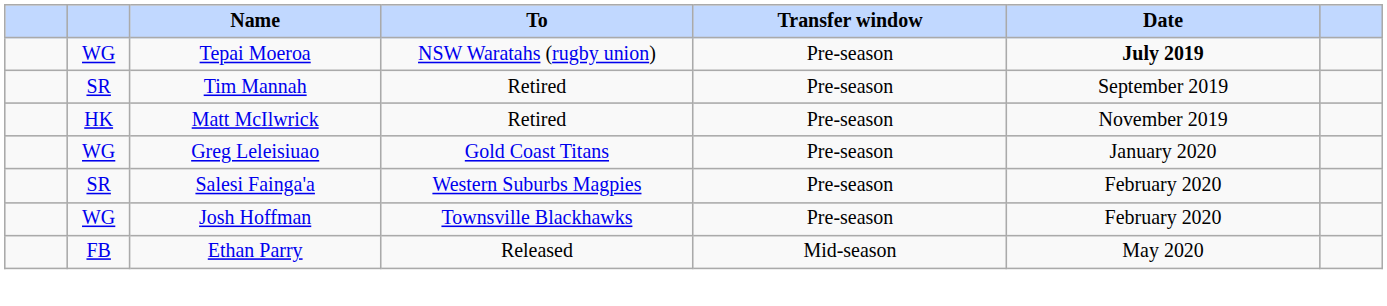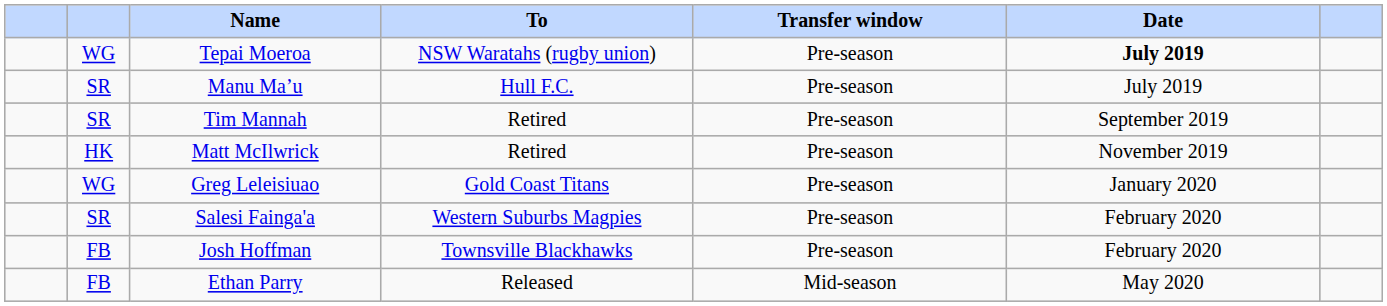+ row: (255, 86)
(99, 218) WG -> (99, 251) FB
